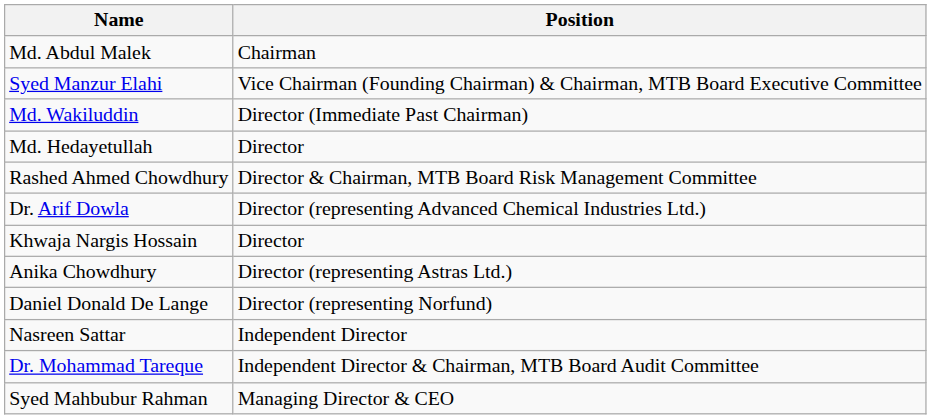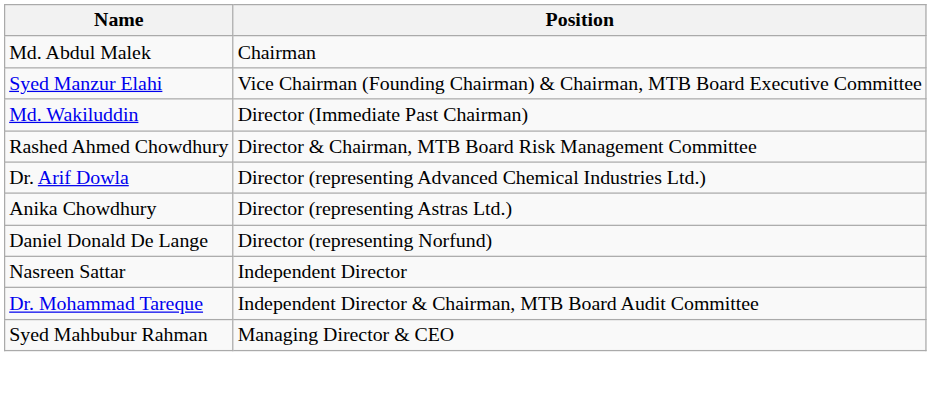- row: (81, 146)
- row: (103, 240)
